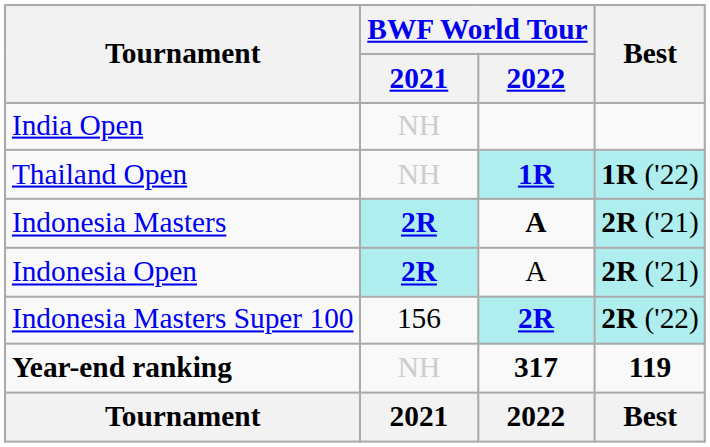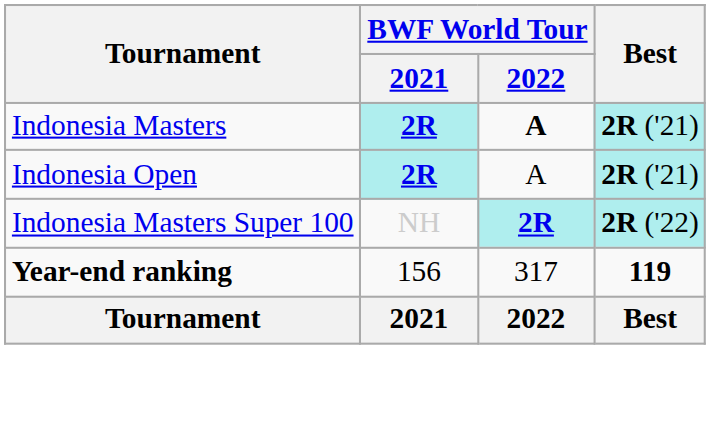- row: (78, 126)
- row: (100, 174)
(419, 319) 156 -> (419, 222) NH
(419, 368) NH -> (419, 271) 156
(536, 368) bold -> (536, 271) normal
